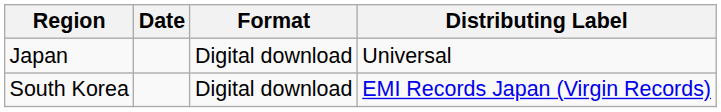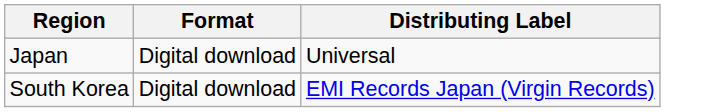- column: (162, 21)
